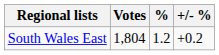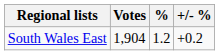(129, 38) 1,804 -> (129, 38) 1,904
